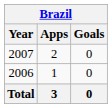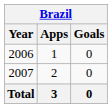rows swapped: (21, 73) <-> (21, 53)
